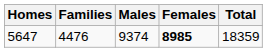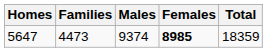(73, 36) 4476 -> (73, 36) 4473
